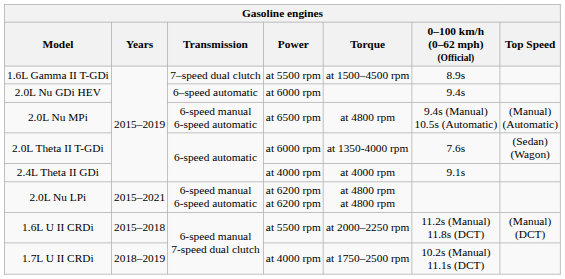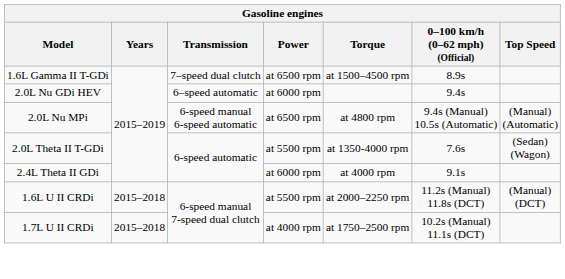(293, 75) at 5500 rpm -> (293, 75) at 6500 rpm
(293, 148) at 6000 rpm -> (293, 148) at 5500 rpm
(293, 172) at 4000 rpm -> (293, 172) at 6000 rpm
- row: (58, 197)
(140, 258) 2018–2019 -> (140, 227) 2015–2018
